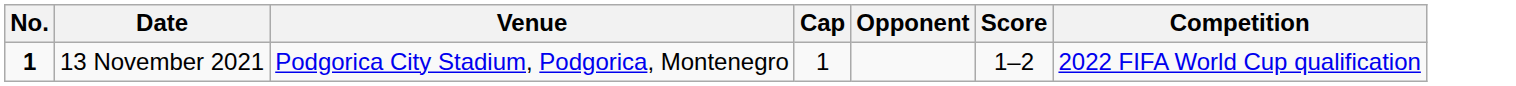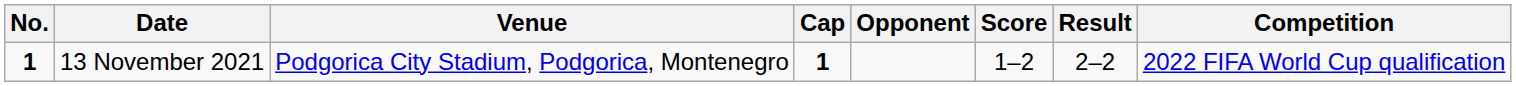+ column: (1095, 23)
(823, 61) normal -> (823, 61) bold
